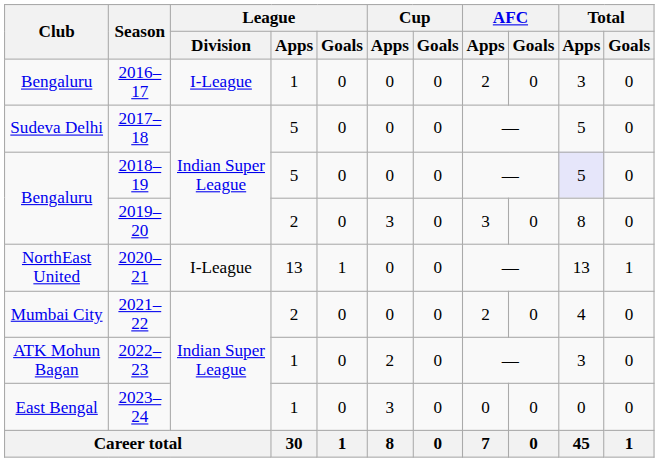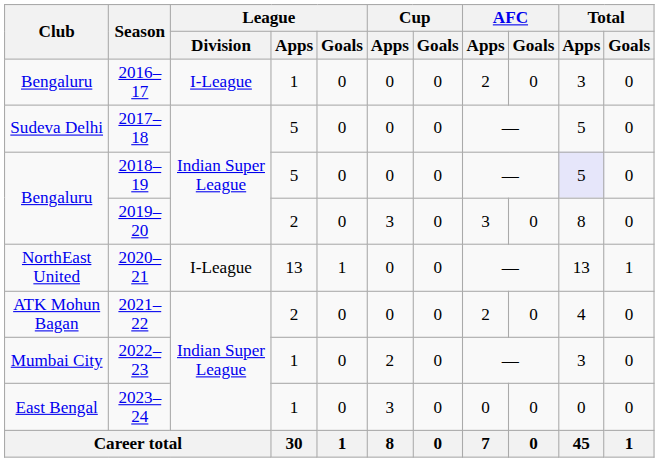(57, 314) Mumbai City -> (57, 314) ATK Mohun Bagan
(57, 360) ATK Mohun Bagan -> (57, 360) Mumbai City
